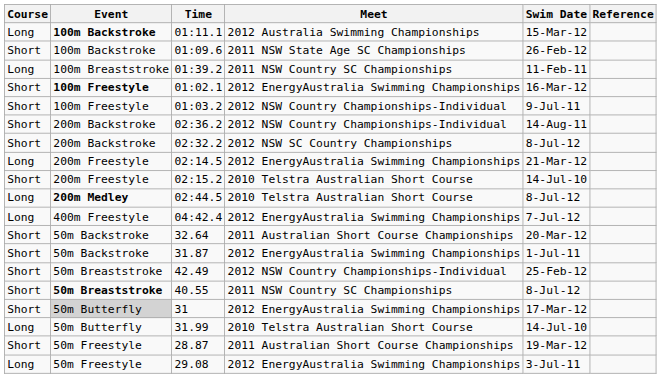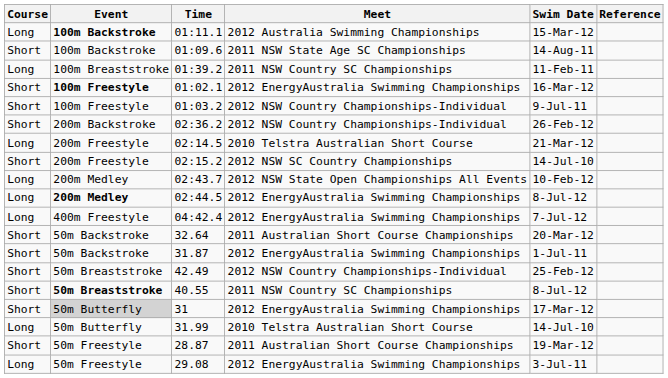(556, 51) 26-Feb-12 -> (563, 51) 14-Aug-11
(556, 124) 14-Aug-11 -> (563, 124) 26-Feb-12
- row: (198, 143)
(374, 161) 2012 EnergyAustralia Swimming Championships -> (350, 143) 2010 Telstra Australian Short Course
(350, 180) 2010 Telstra Australian Short Course -> (340, 161) 2012 NSW SC Country Championships
+ row: (198, 180)
(350, 198) 2010 Telstra Australian Short Course -> (374, 198) 2012 EnergyAustralia Swimming Championships
